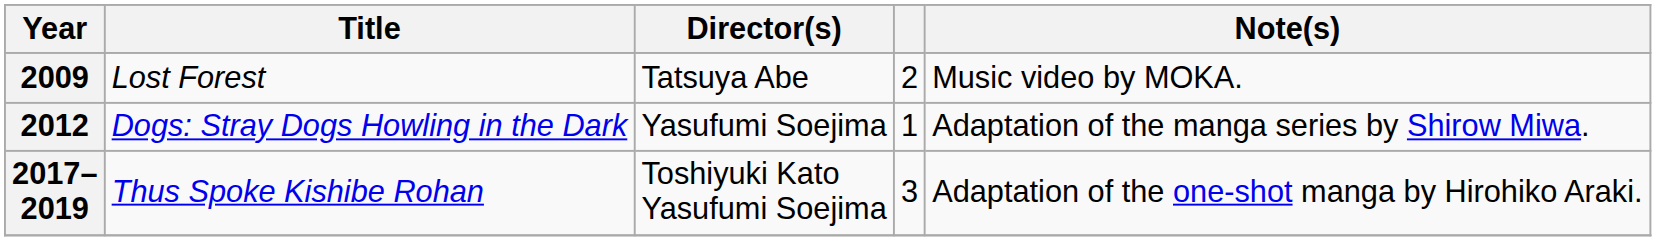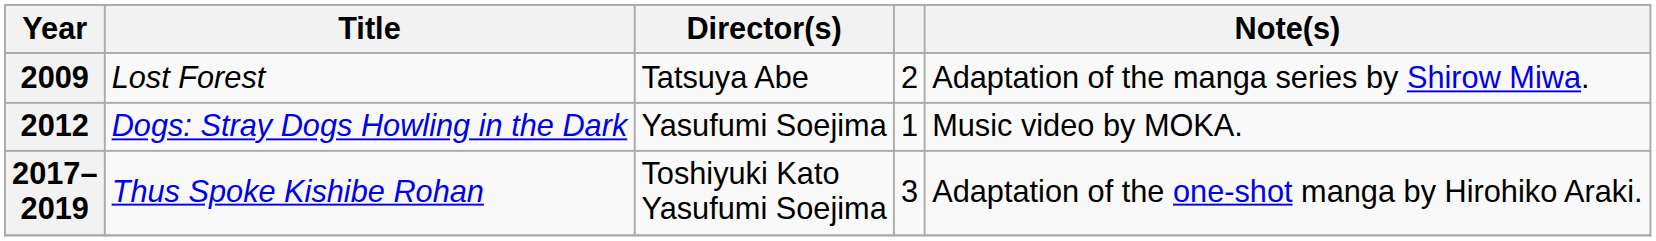(1088, 77) Music video by MOKA. -> (1261, 77) Adaptation of the manga series by Shirow Miwa.
(1261, 126) Adaptation of the manga series by Shirow Miwa. -> (1088, 126) Music video by MOKA.
